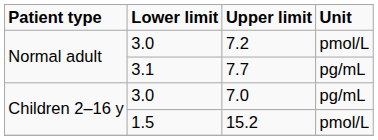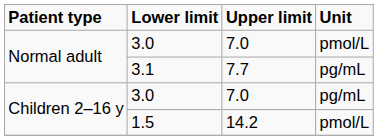(237, 43) 7.2 -> (237, 43) 7.0
(242, 122) 15.2 -> (242, 122) 14.2
